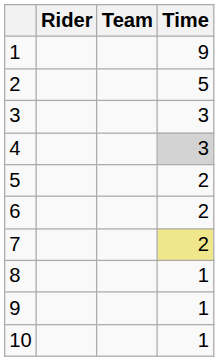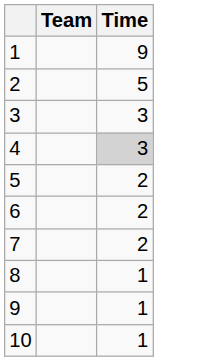- column: (67, 20)
(203, 244) khaki background -> (143, 244) no background
